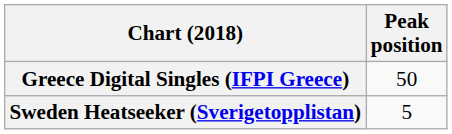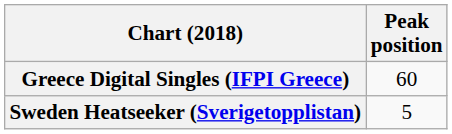(407, 78) 50 -> (407, 78) 60
